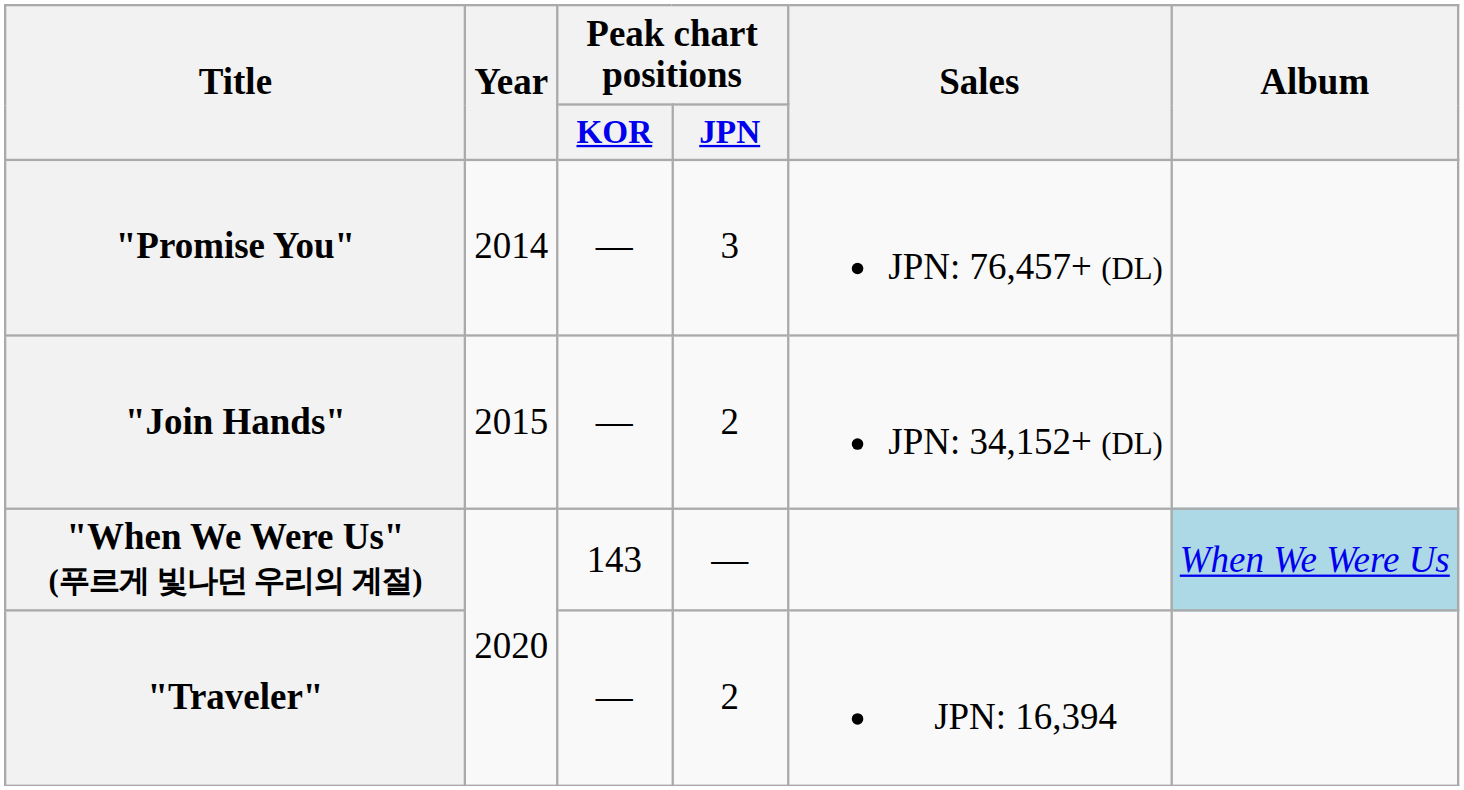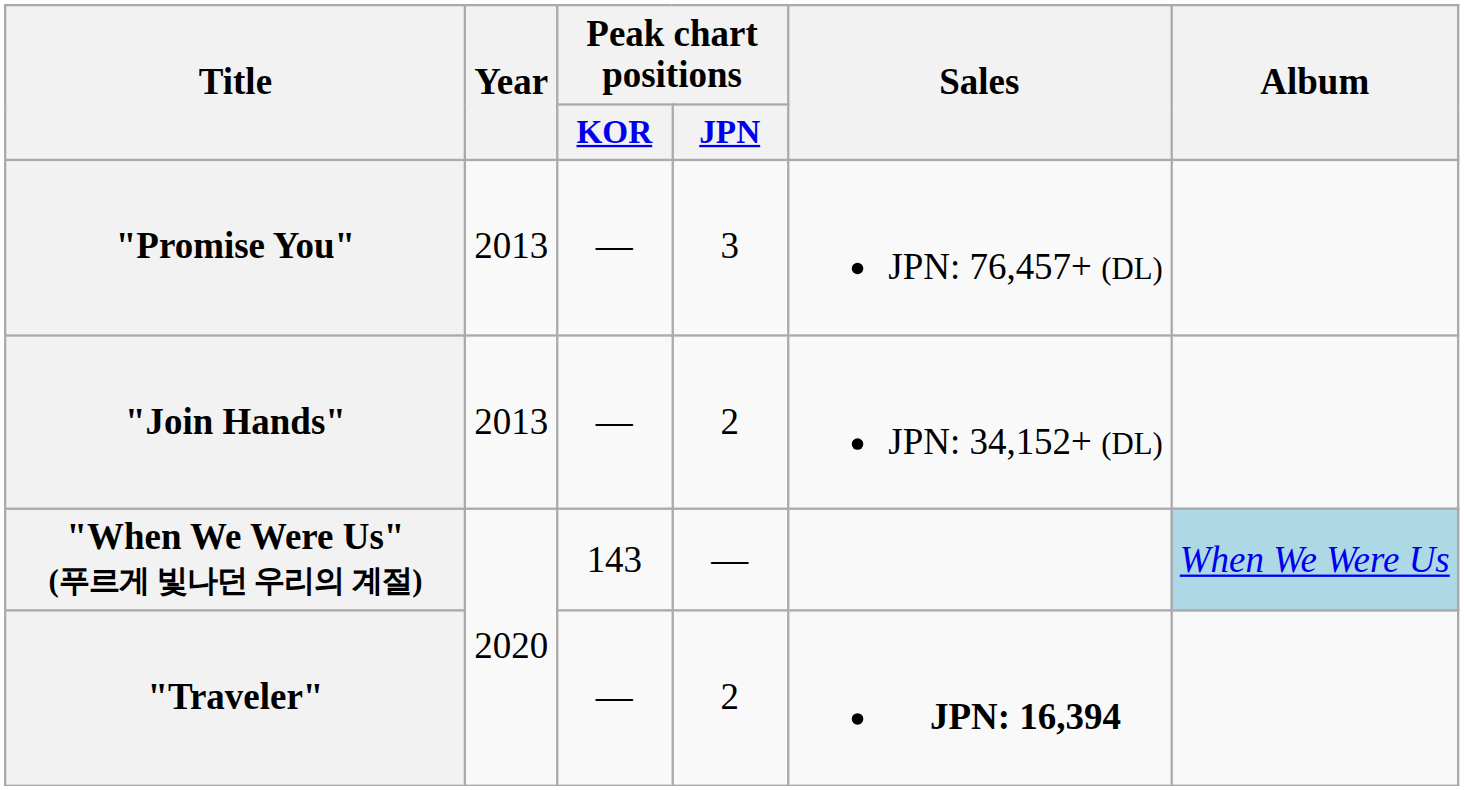(511, 246) 2014 -> (511, 246) 2013
(511, 420) 2015 -> (511, 420) 2013
(979, 719) normal -> (979, 719) bold
